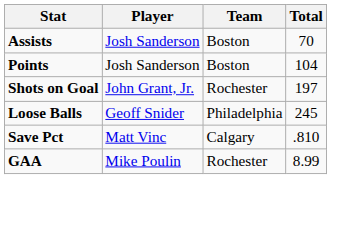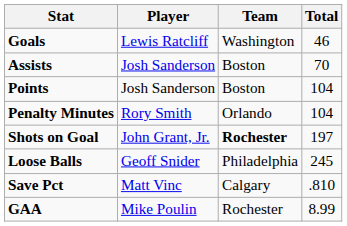+ row: (27, 40)
+ row: (61, 112)
(237, 88) normal -> (255, 137) bold
